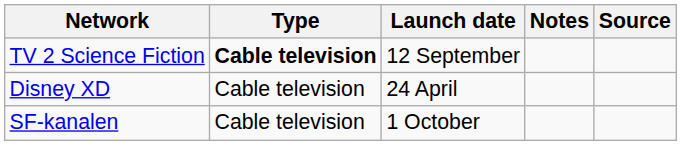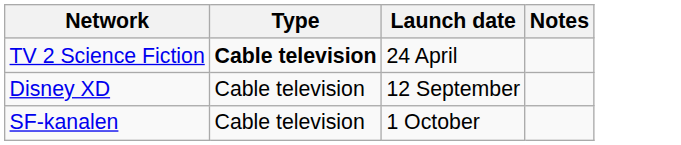- column: (635, 21)
(453, 55) 12 September -> (422, 55) 24 April
(422, 88) 24 April -> (453, 88) 12 September
